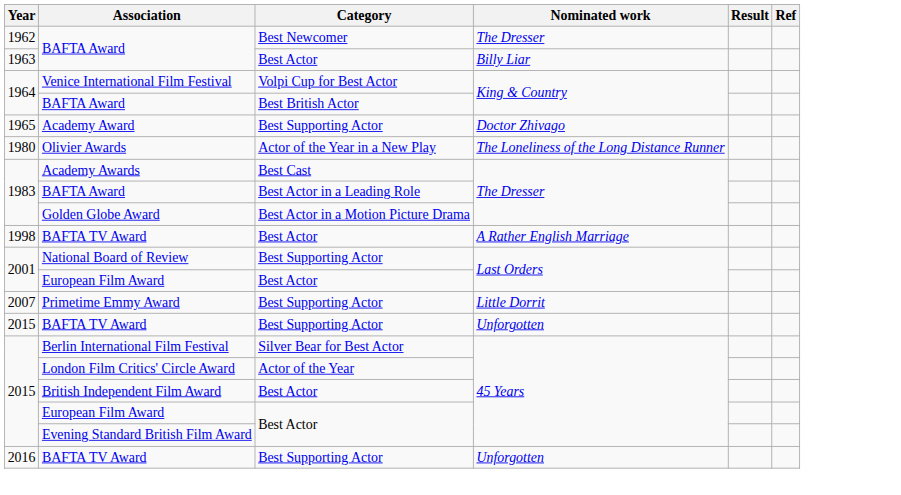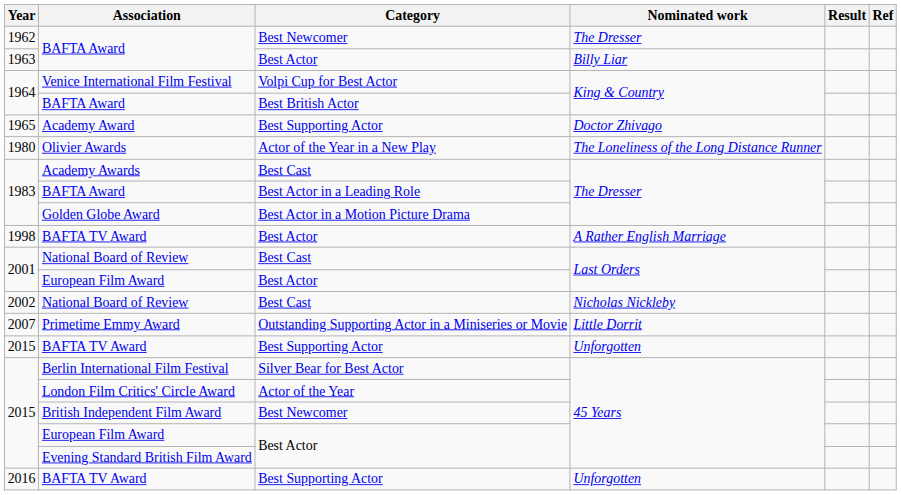(320, 258) Best Supporting Actor -> (285, 258) Best Cast
+ row: (22, 302)
(320, 302) Best Supporting Actor -> (413, 324) Outstanding Supporting Actor in a Miniseries or Movie
(288, 390) Best Actor -> (303, 412) Best Newcomer
